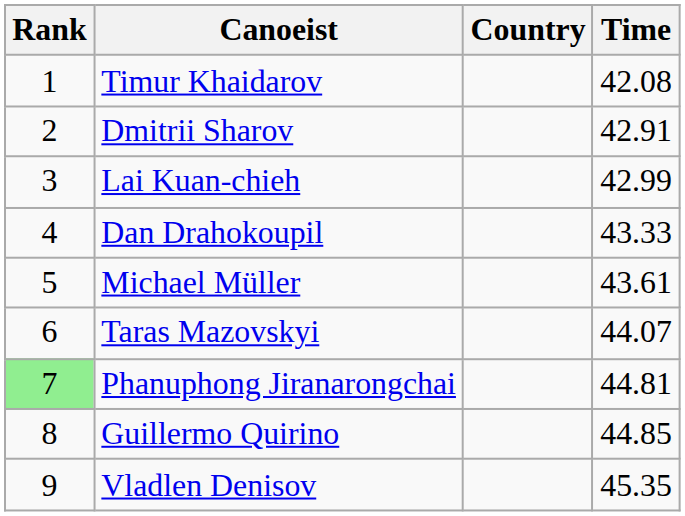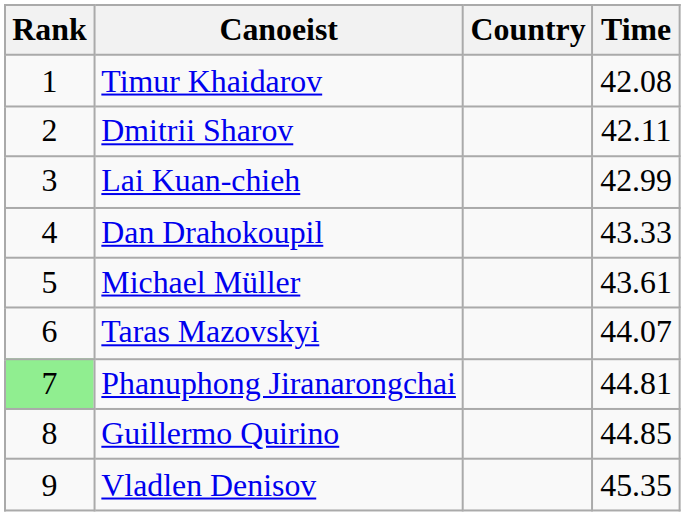(636, 130) 42.91 -> (636, 130) 42.11
